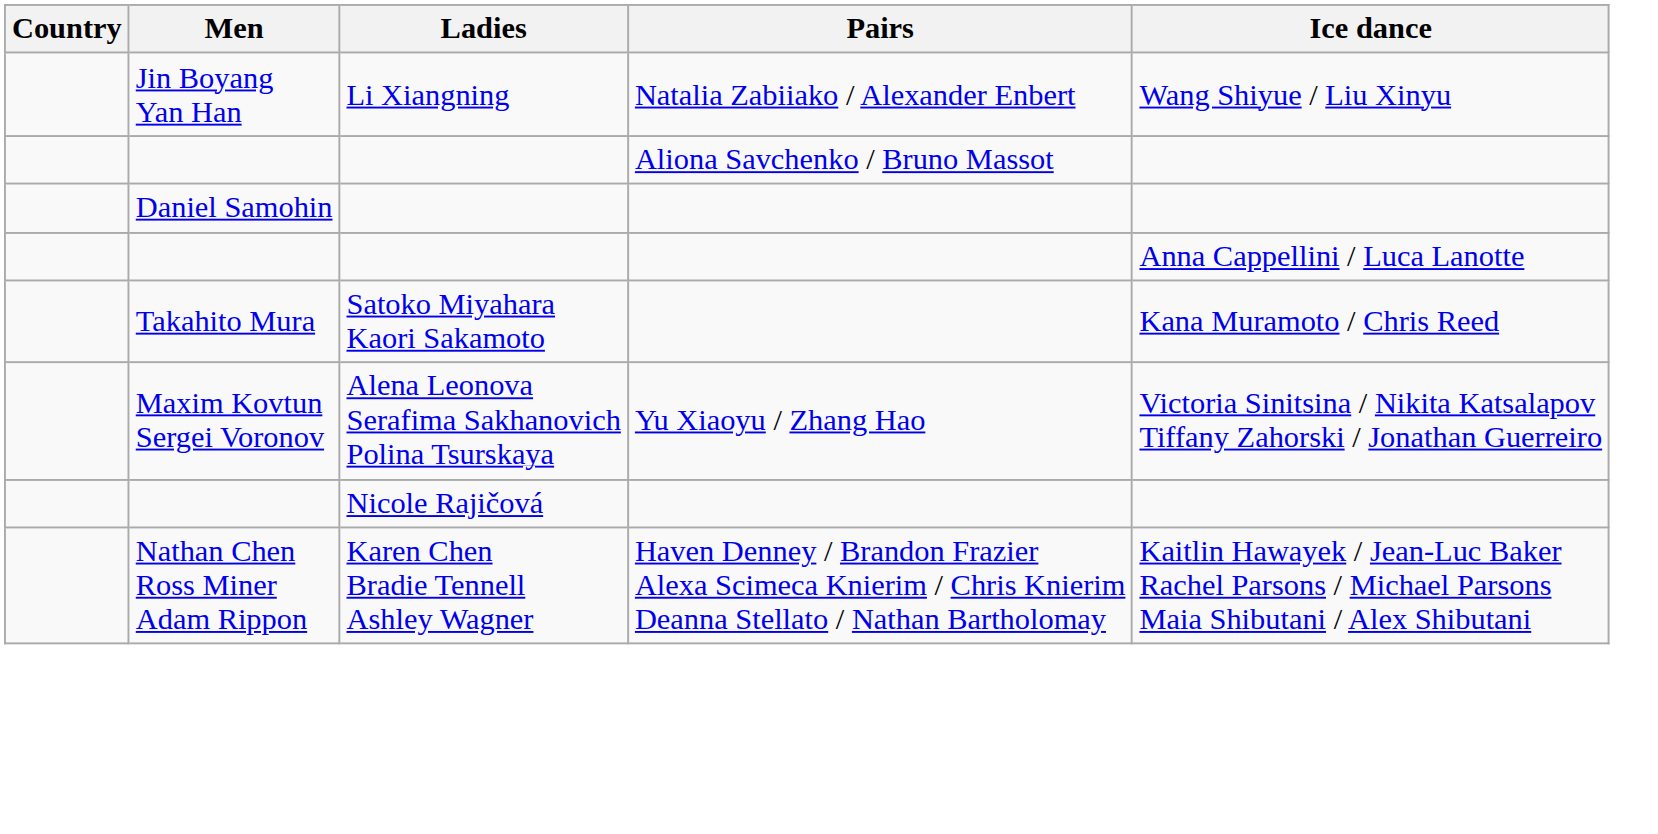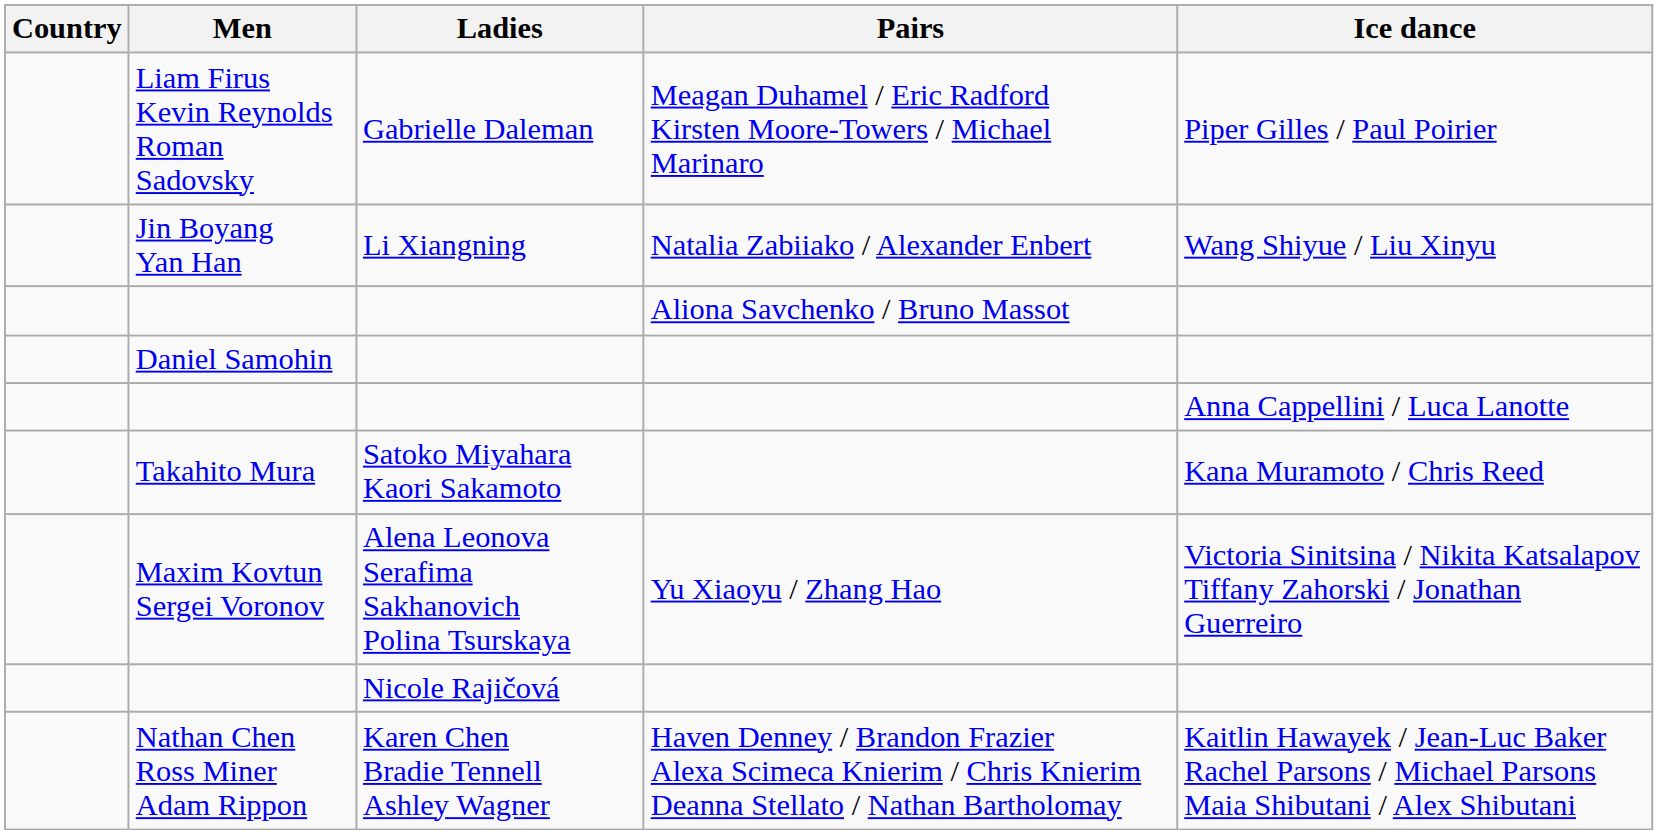+ row: (234, 128)
